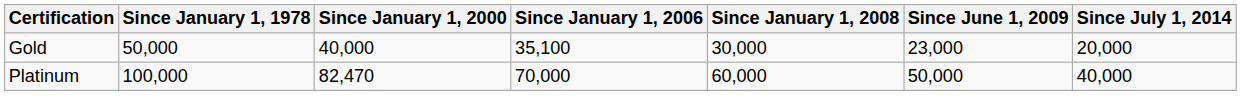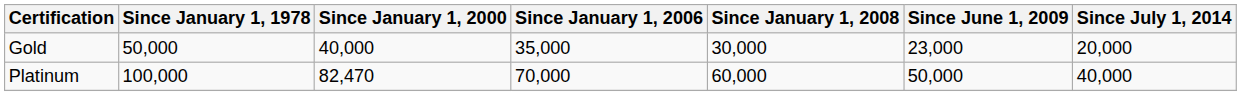(543, 47) 35,100 -> (543, 47) 35,000
